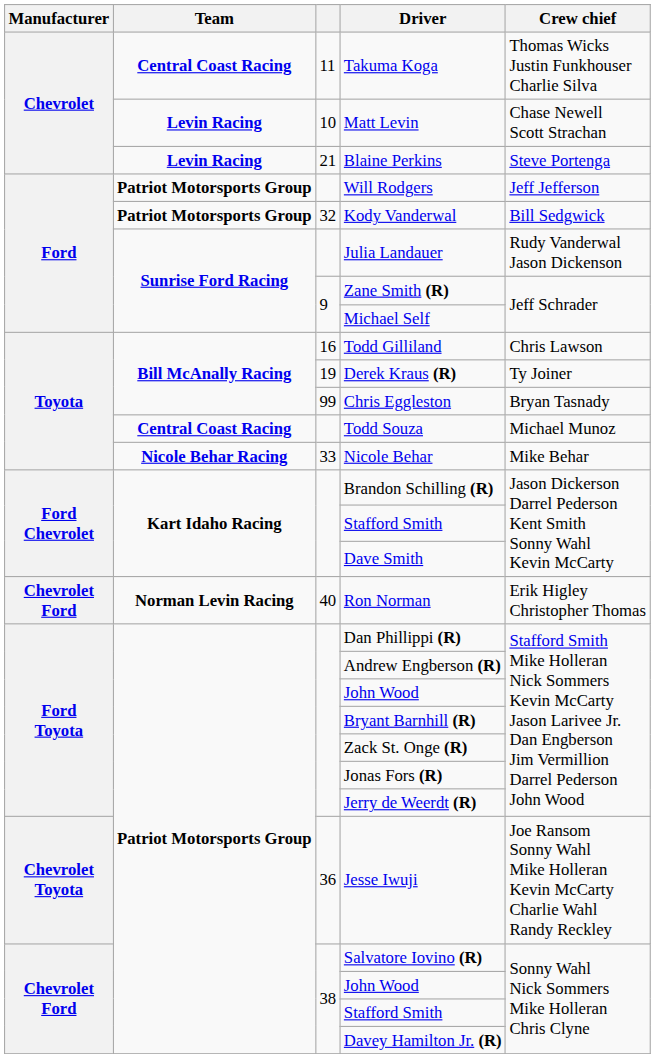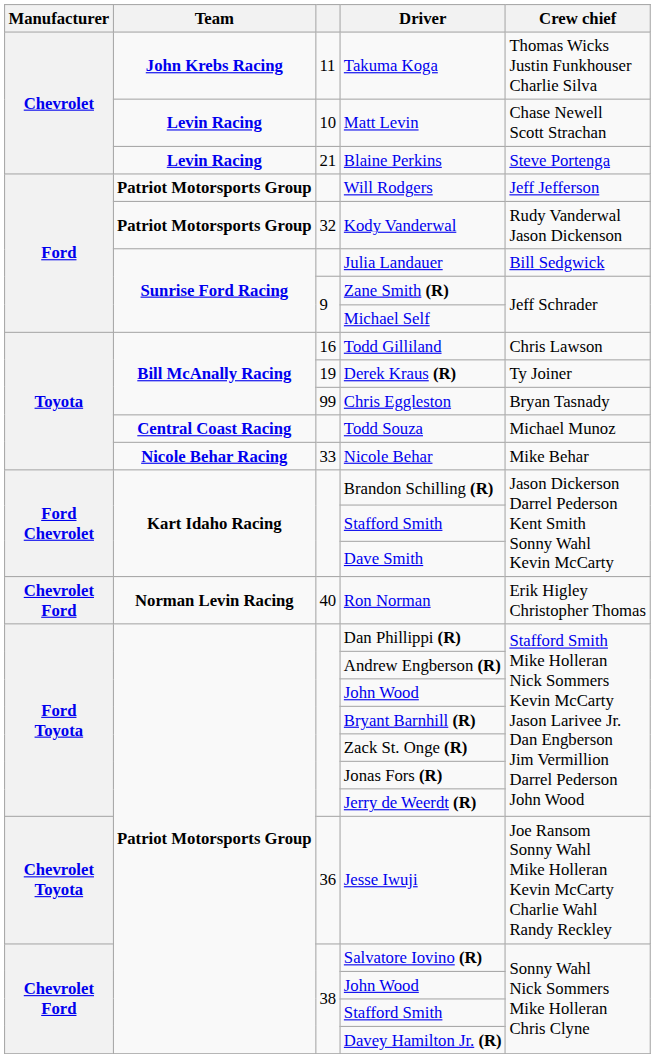(214, 65) Central Coast Racing -> (214, 65) John Krebs Racing
(557, 215) Bill Sedgwick -> (566, 225) Rudy Vanderwal Jason Dickenson
(566, 253) Rudy Vanderwal Jason Dickenson -> (557, 263) Bill Sedgwick
